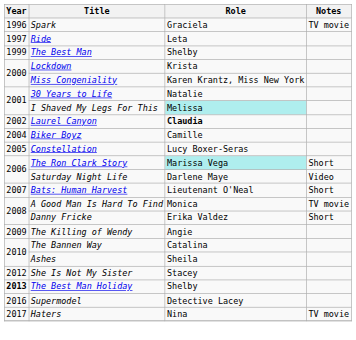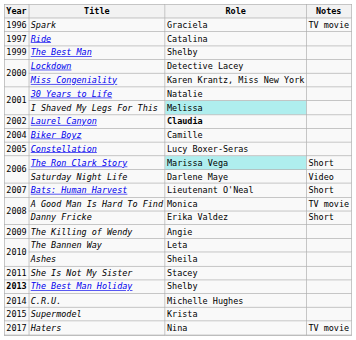(177, 39) Leta -> (187, 39) Catalina
(182, 66) Krista -> (205, 66) Detective Lacey
(187, 245) Catalina -> (177, 245) Leta
(17, 273) 2012 -> (17, 273) 2011
+ row: (46, 300)
(17, 300) 2016 -> (17, 314) 2015
(205, 300) Detective Lacey -> (182, 314) Krista
